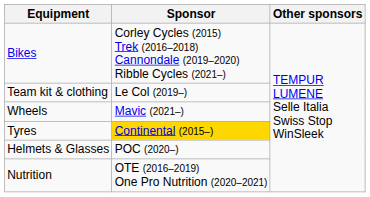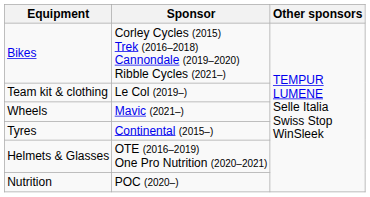(164, 130) gold background -> (164, 130) no background
(147, 149) POC (2020–) -> (191, 156) OTE (2016–2019) One Pro Nutrition (2020–2021)
(191, 175) OTE (2016–2019) One Pro Nutrition (2020–2021) -> (147, 182) POC (2020–)
